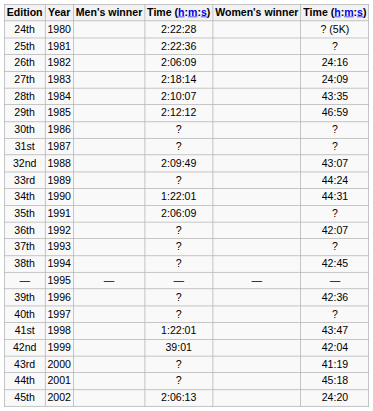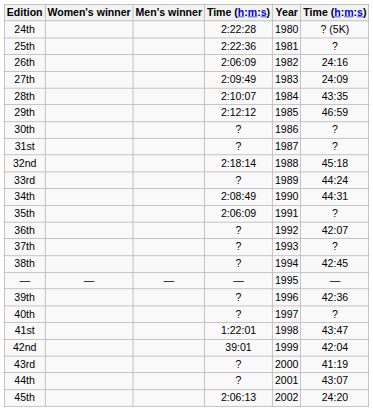columns swapped: (59, 12) <-> (257, 12)
(179, 79) 2:18:14 -> (239, 79) 2:09:49
(179, 163) 2:09:49 -> (239, 163) 2:18:14
(335, 163) 43:07 -> (335, 163) 45:18
(179, 197) 1:22:01 -> (239, 197) 2:08:49
(335, 381) 45:18 -> (335, 381) 43:07
